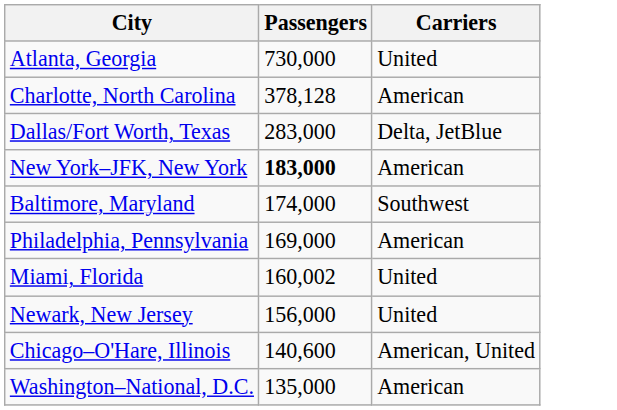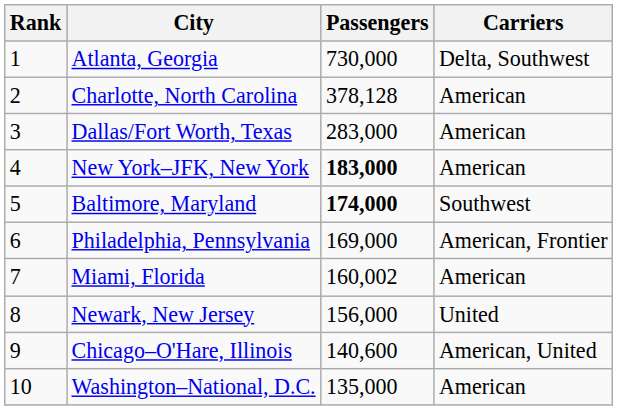+ column: (36, 22)
(407, 59) United -> (514, 59) Delta, Southwest
(440, 131) Delta, JetBlue -> (482, 131) American
(300, 204) normal -> (362, 204) bold
(421, 240) American -> (523, 240) American, Frontier
(407, 277) United -> (482, 277) American
